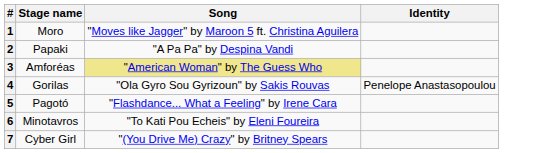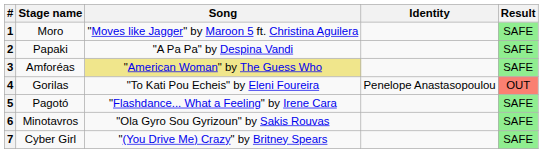+ column: (518, 13)
(223, 85) "Ola Gyro Sou Gyrizoun" by Sakis Rouvas -> (223, 85) "To Kati Pou Echeis" by Eleni Foureira
(223, 121) "To Kati Pou Echeis" by Eleni Foureira -> (223, 121) "Ola Gyro Sou Gyrizoun" by Sakis Rouvas
